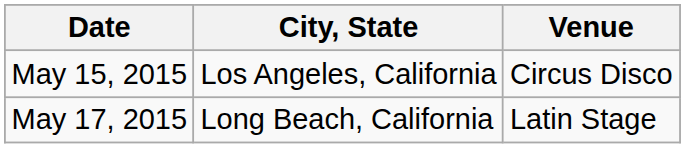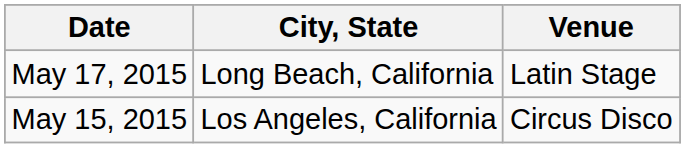rows swapped: (99, 73) <-> (99, 119)
